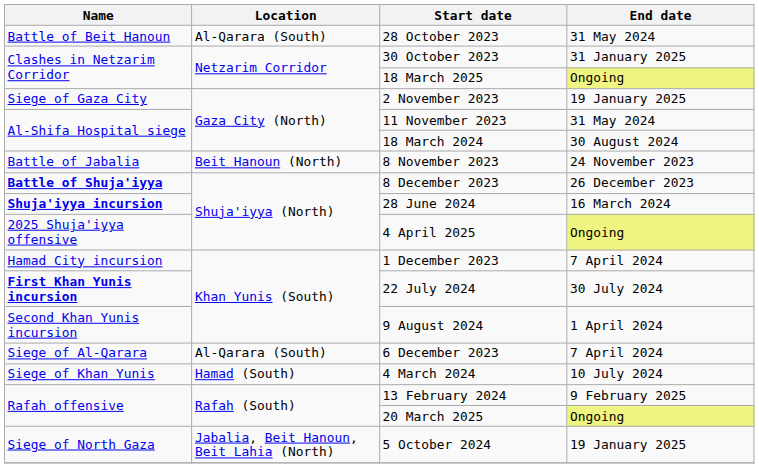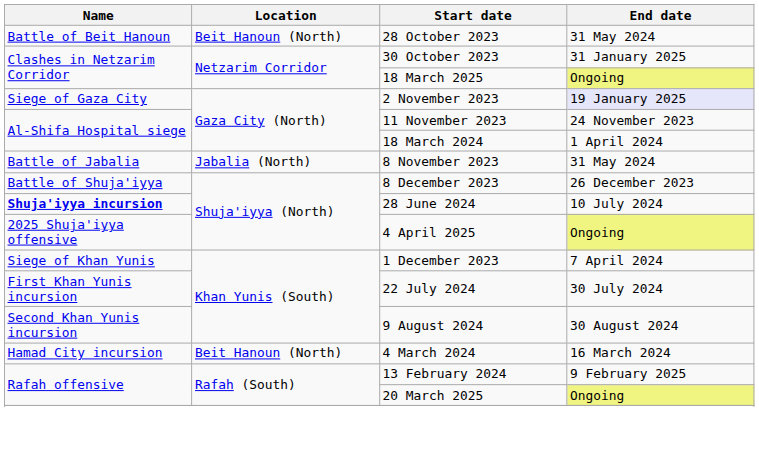(261, 36) Al-Qarara (South) -> (269, 36) Beit Hanoun (North)
(628, 99) no background -> (628, 99) lavender background
(613, 120) 31 May 2024 -> (632, 120) 24 November 2023
(624, 141) 30 August 2024 -> (616, 141) 1 April 2024
(269, 162) Beit Hanoun (North) -> (253, 162) Jabalia (North)
(632, 162) 24 November 2023 -> (613, 162) 31 May 2024
(85, 183) bold -> (85, 183) normal
(620, 204) 16 March 2024 -> (616, 204) 10 July 2024
(85, 261) Hamad City incursion -> (81, 261) Siege of Khan Yunis
(70, 289) bold -> (70, 289) normal
(616, 325) 1 April 2024 -> (624, 325) 30 August 2024
- row: (441, 353)
(81, 374) Siege of Khan Yunis -> (85, 353) Hamad City incursion
(245, 374) Hamad (South) -> (269, 353) Beit Hanoun (North)
(616, 374) 10 July 2024 -> (620, 353) 16 March 2024
- row: (437, 445)
